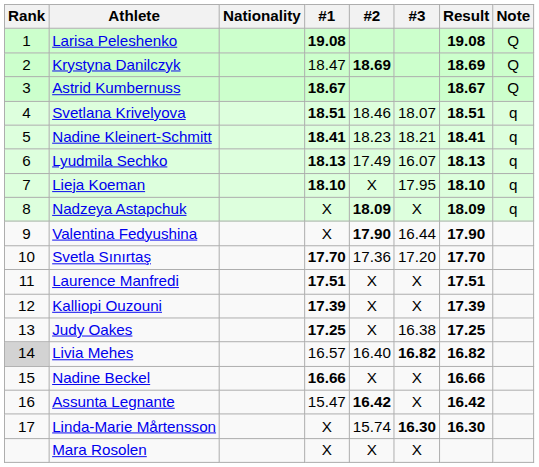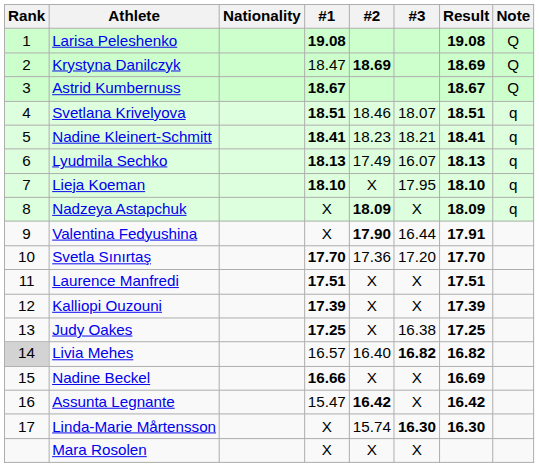(466, 233) 17.90 -> (466, 233) 17.91
(466, 378) 16.66 -> (466, 378) 16.69
